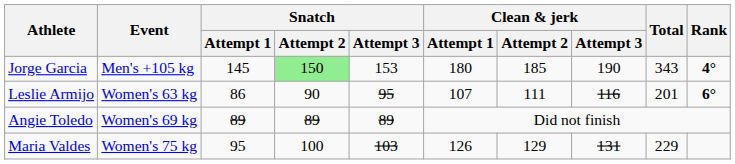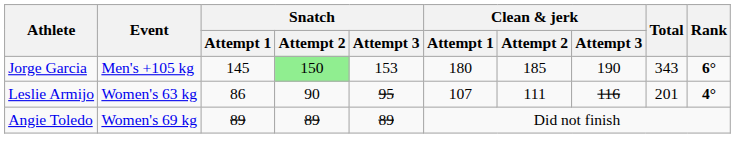(709, 69) 4° -> (709, 69) 6°
(709, 94) 6° -> (709, 94) 4°
- row: (49, 145)
